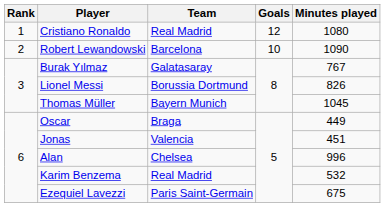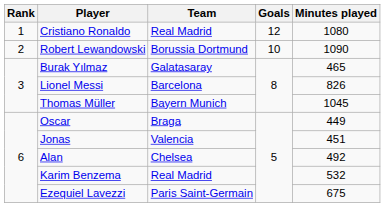(176, 49) Barcelona -> (199, 49) Borussia Dortmund
(336, 67) 767 -> (336, 67) 465
(199, 85) Borussia Dortmund -> (176, 85) Barcelona
(336, 157) 996 -> (336, 157) 492
